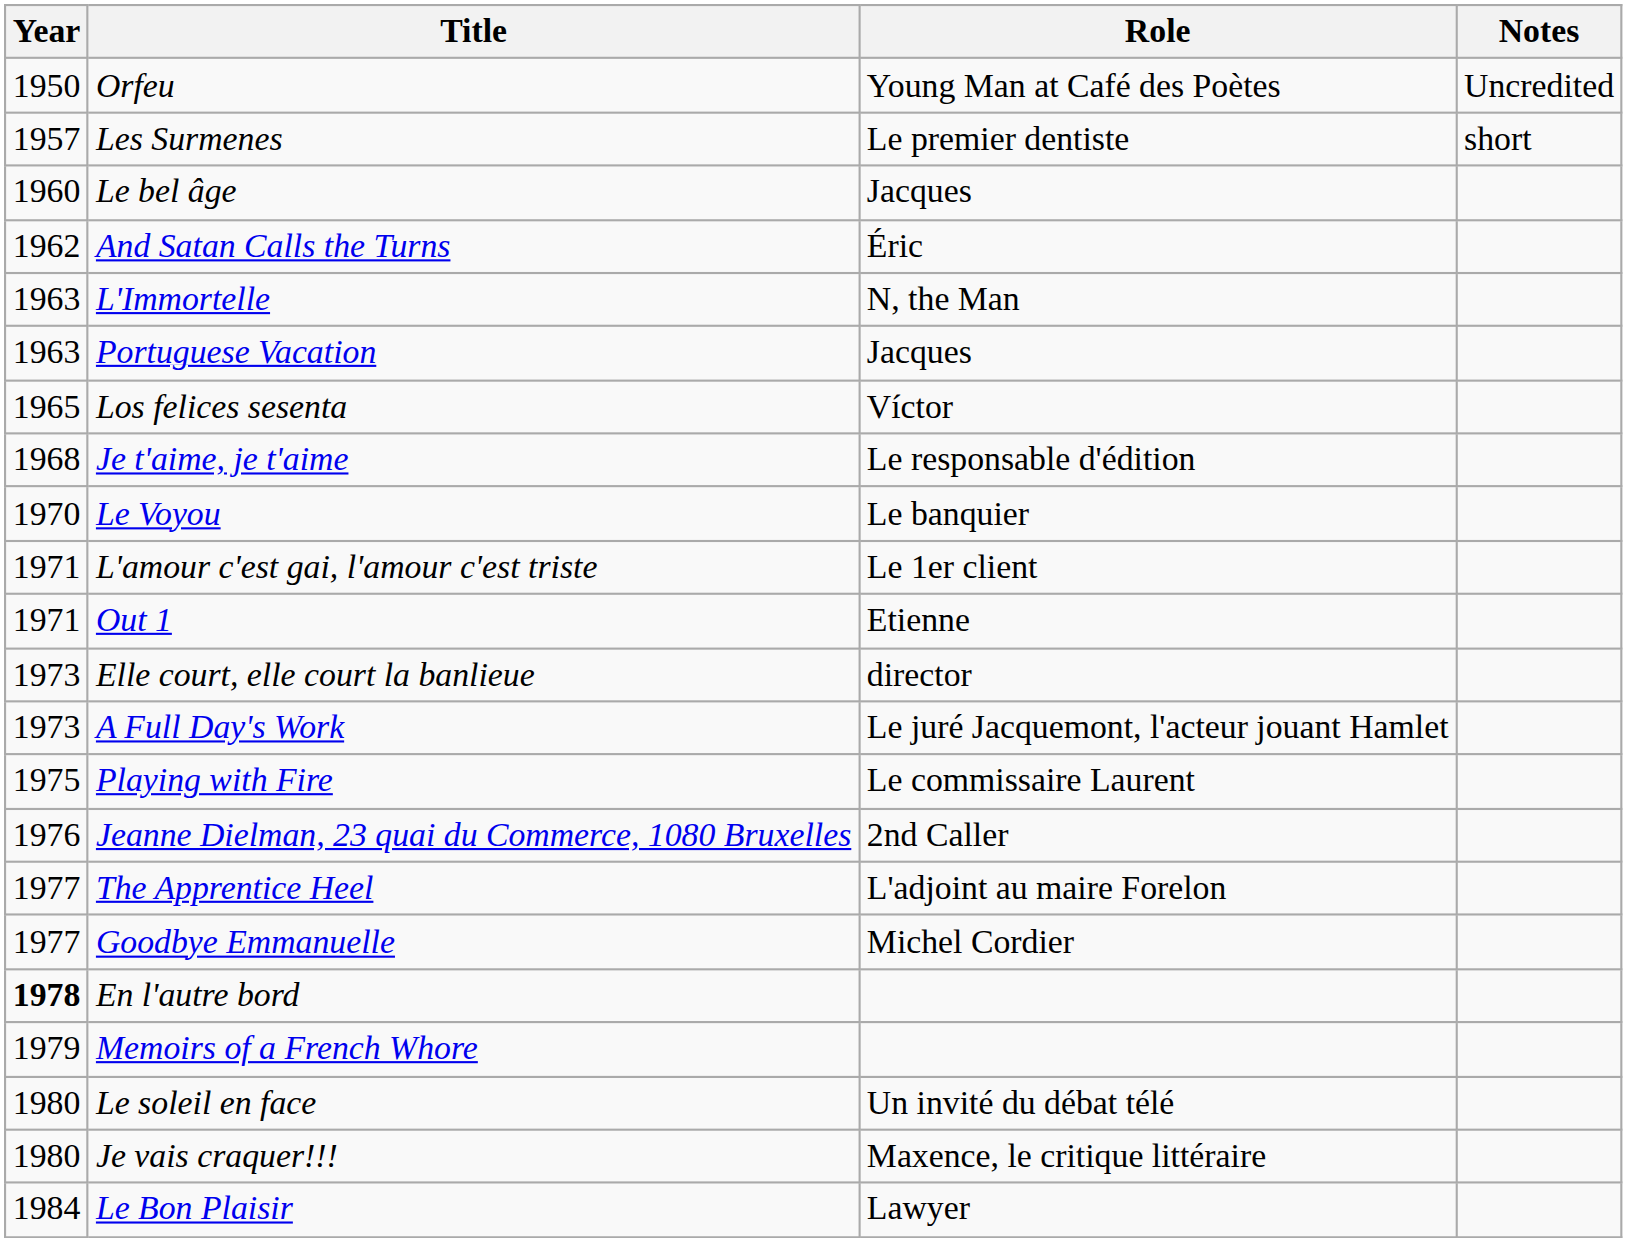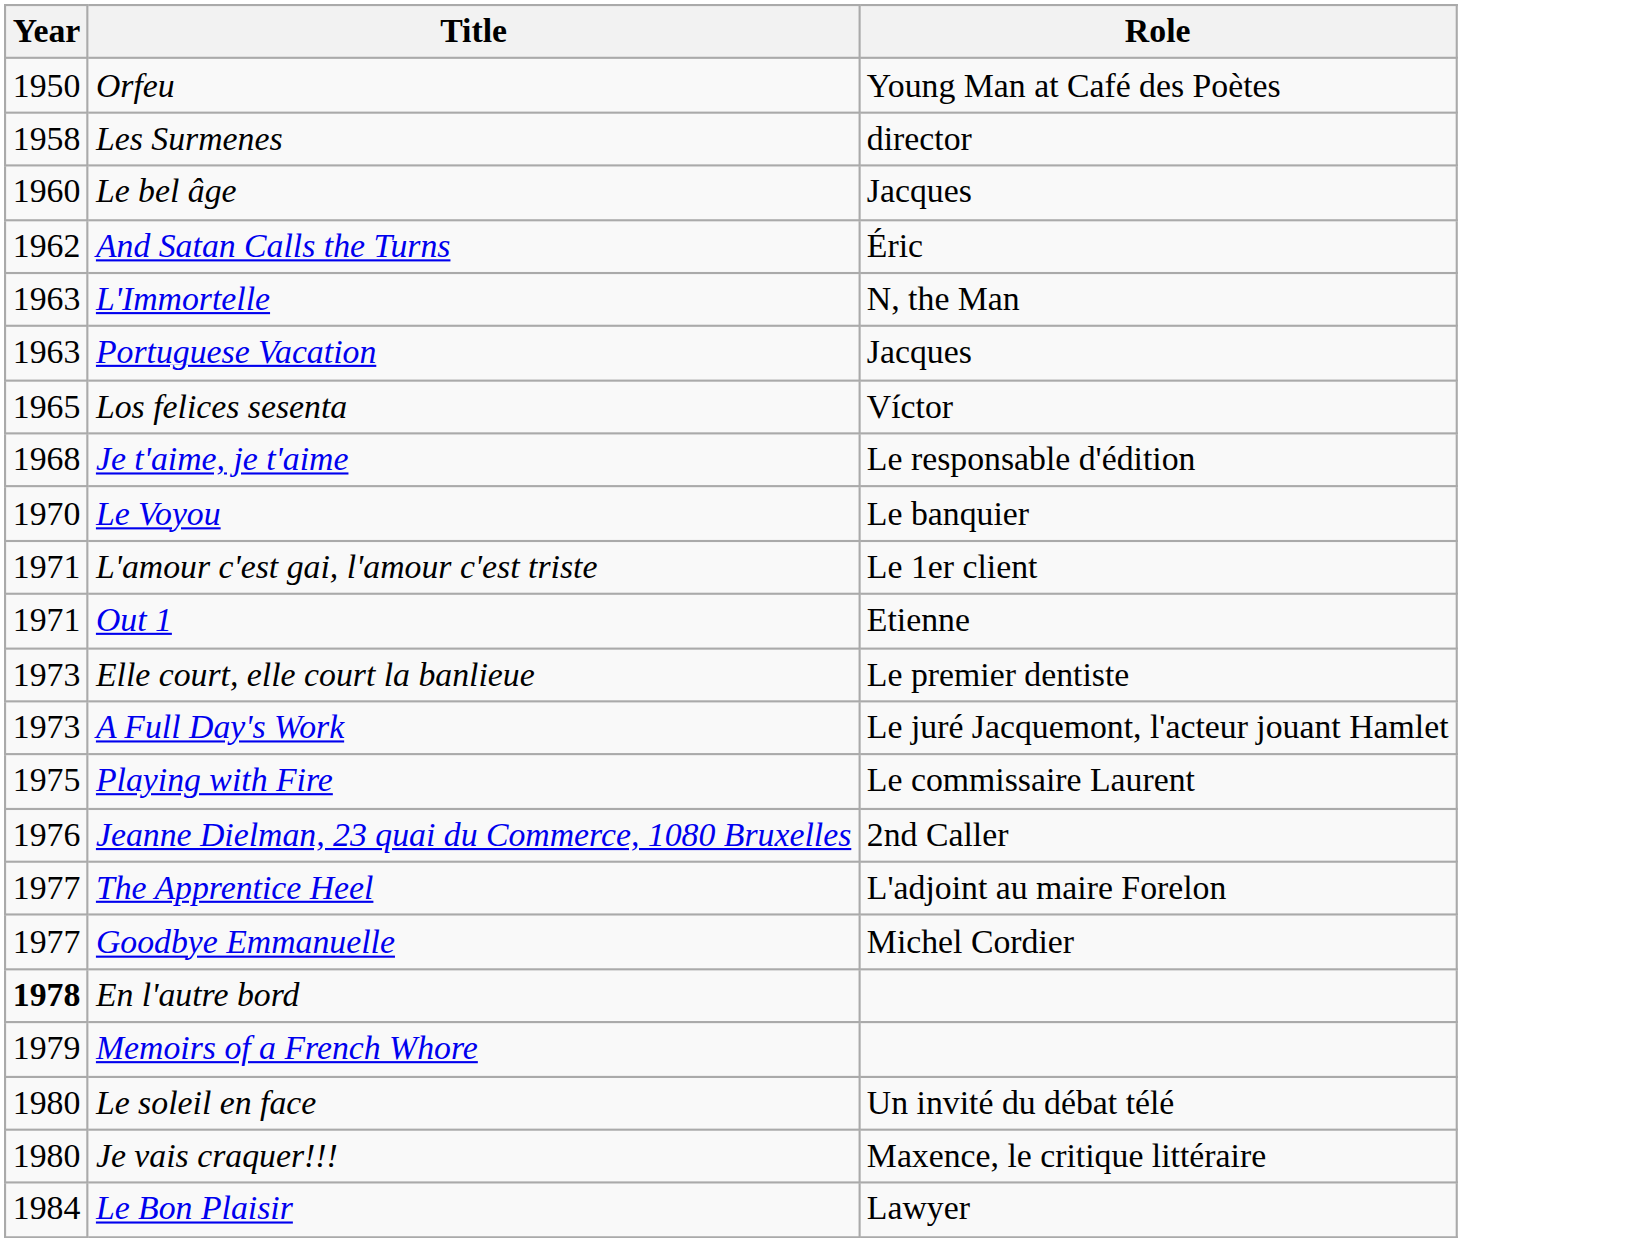- column: (1539, 31)
(47, 138) 1957 -> (47, 138) 1958
(998, 138) Le premier dentiste -> (919, 138) director
(919, 673) director -> (998, 673) Le premier dentiste
